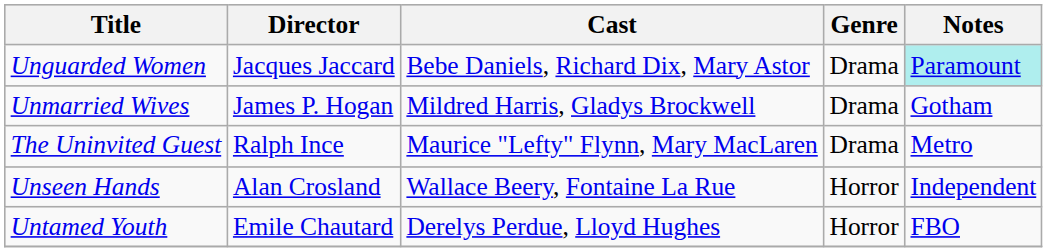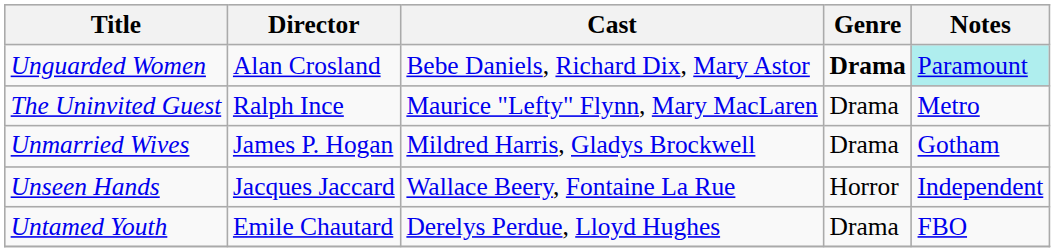(314, 65) Jacques Jaccard -> (307, 65) Alan Crosland
(864, 65) normal -> (868, 65) bold
rows swapped: (116, 145) <-> (100, 105)
(307, 186) Alan Crosland -> (314, 186) Jacques Jaccard
(864, 226) Horror -> (864, 226) Drama
